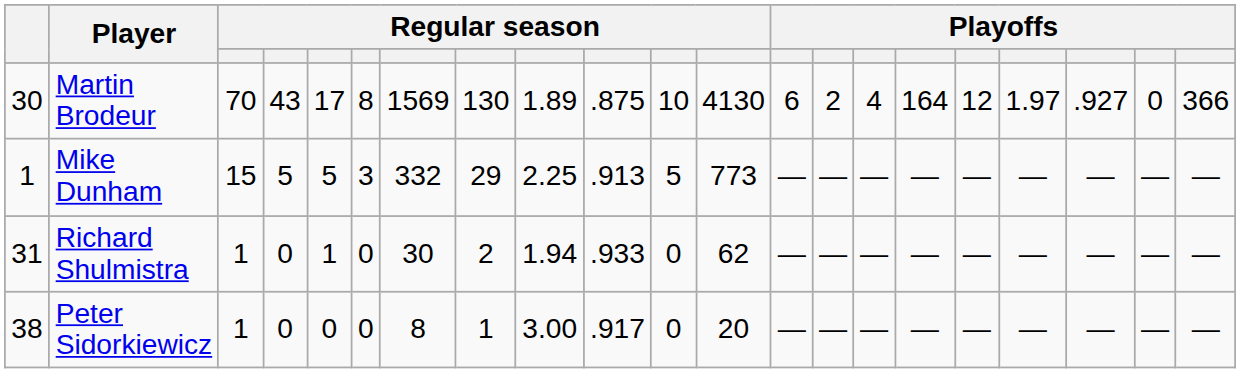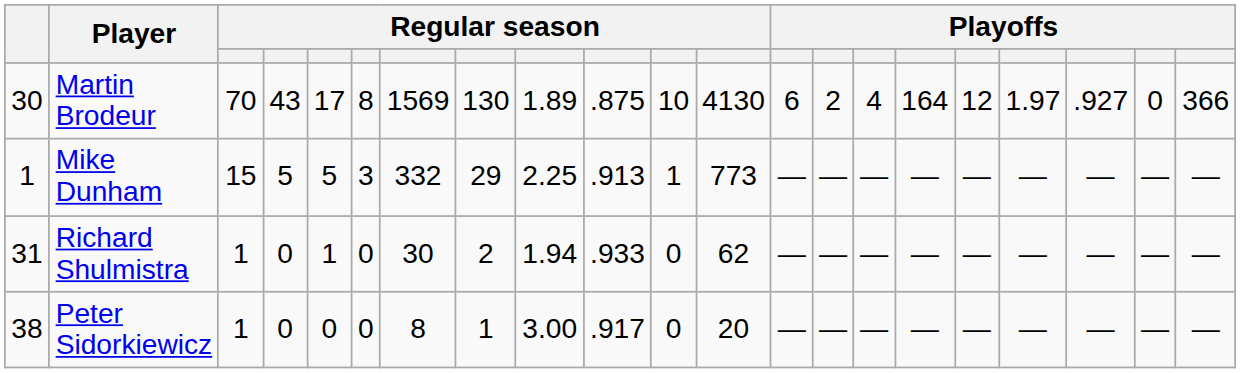(674, 176) 5 -> (674, 176) 1
